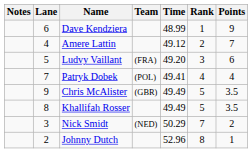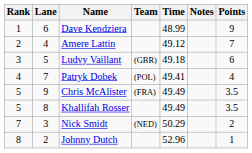columns swapped: (202, 12) <-> (19, 12)
(145, 61) (FRA) -> (145, 61) (GBR)
(174, 60) 49.20 -> (174, 60) 49.18
(146, 93) (GBR) -> (145, 93) (FRA)
